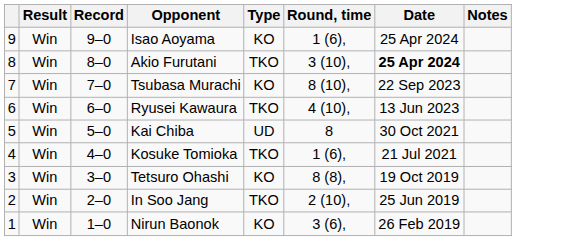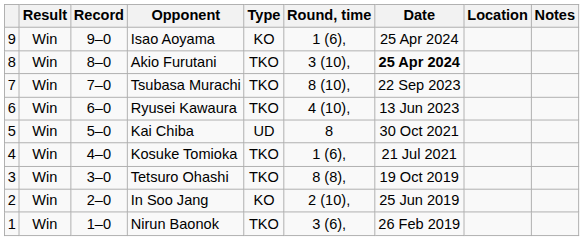+ column: (498, 16)
(264, 85) KO -> (264, 85) TKO
(264, 177) KO -> (264, 177) TKO
(264, 200) TKO -> (264, 200) KO
(264, 223) KO -> (264, 223) TKO
